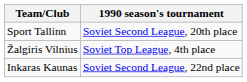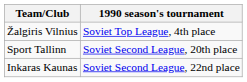rows swapped: (42, 49) <-> (37, 31)
